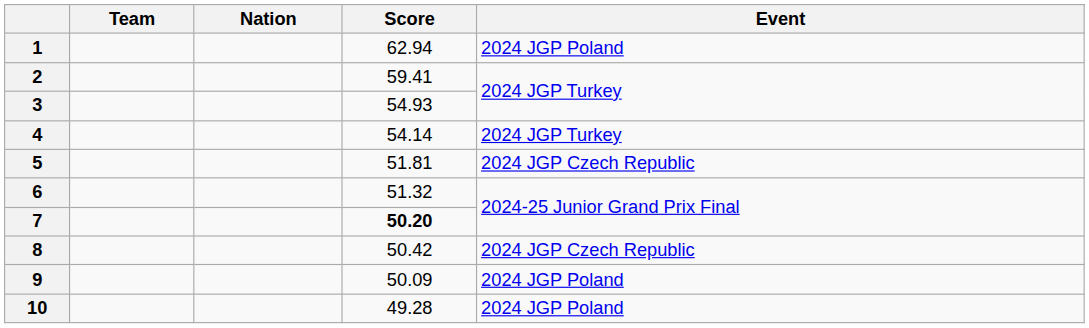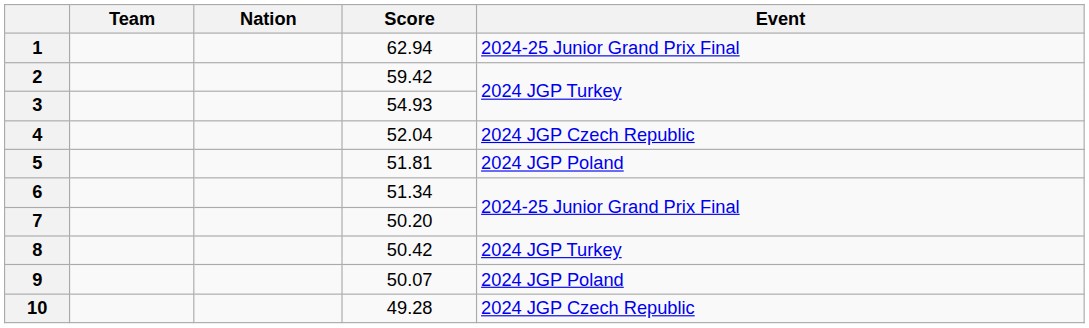(552, 47) 2024 JGP Poland -> (610, 47) 2024-25 Junior Grand Prix Final
(410, 76) 59.41 -> (410, 76) 59.42
(410, 134) 54.14 -> (410, 134) 52.04
(551, 134) 2024 JGP Turkey -> (588, 134) 2024 JGP Czech Republic
(588, 163) 2024 JGP Czech Republic -> (552, 163) 2024 JGP Poland
(410, 192) 51.32 -> (410, 192) 51.34
(410, 221) bold -> (410, 221) normal
(588, 250) 2024 JGP Czech Republic -> (551, 250) 2024 JGP Turkey
(410, 279) 50.09 -> (410, 279) 50.07
(552, 308) 2024 JGP Poland -> (588, 308) 2024 JGP Czech Republic
